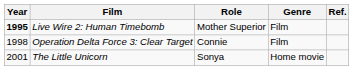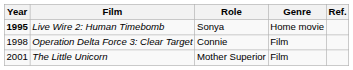(231, 27) Mother Superior -> (211, 27) Sonya
(279, 27) Film -> (297, 27) Home movie
(211, 57) Sonya -> (231, 57) Mother Superior
(297, 57) Home movie -> (279, 57) Film
